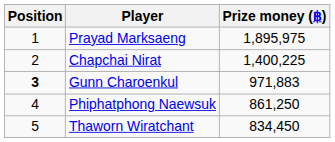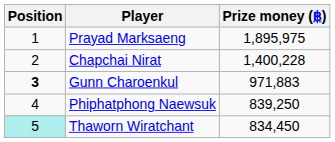(274, 60) 1,400,225 -> (274, 60) 1,400,228
(274, 104) 861,250 -> (274, 104) 839,250
(35, 126) no background -> (35, 126) paleturquoise background
